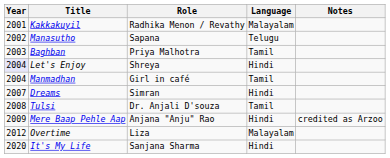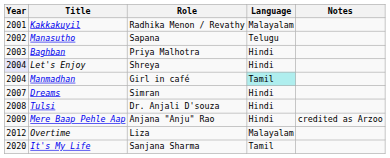(261, 52) Tamil -> (261, 52) Hindi
(261, 79) no background -> (261, 79) paleturquoise background
(261, 106) Tamil -> (261, 106) Hindi
(261, 147) Hindi -> (261, 147) Tamil
